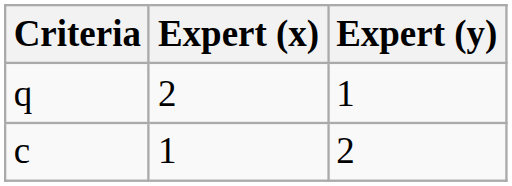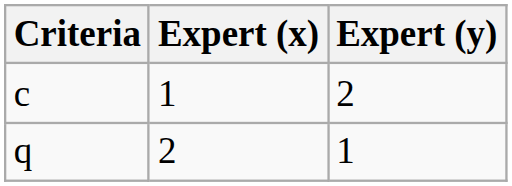rows swapped: (22, 151) <-> (23, 92)
